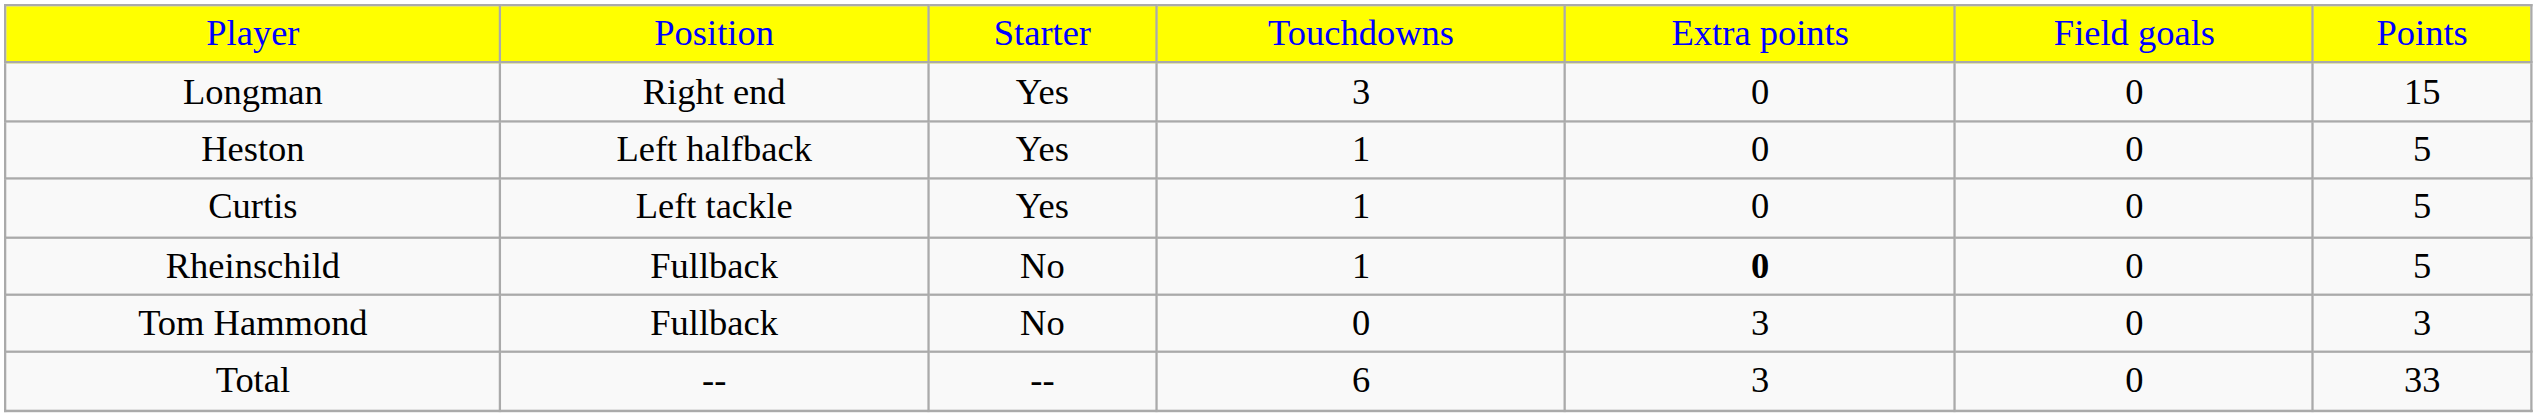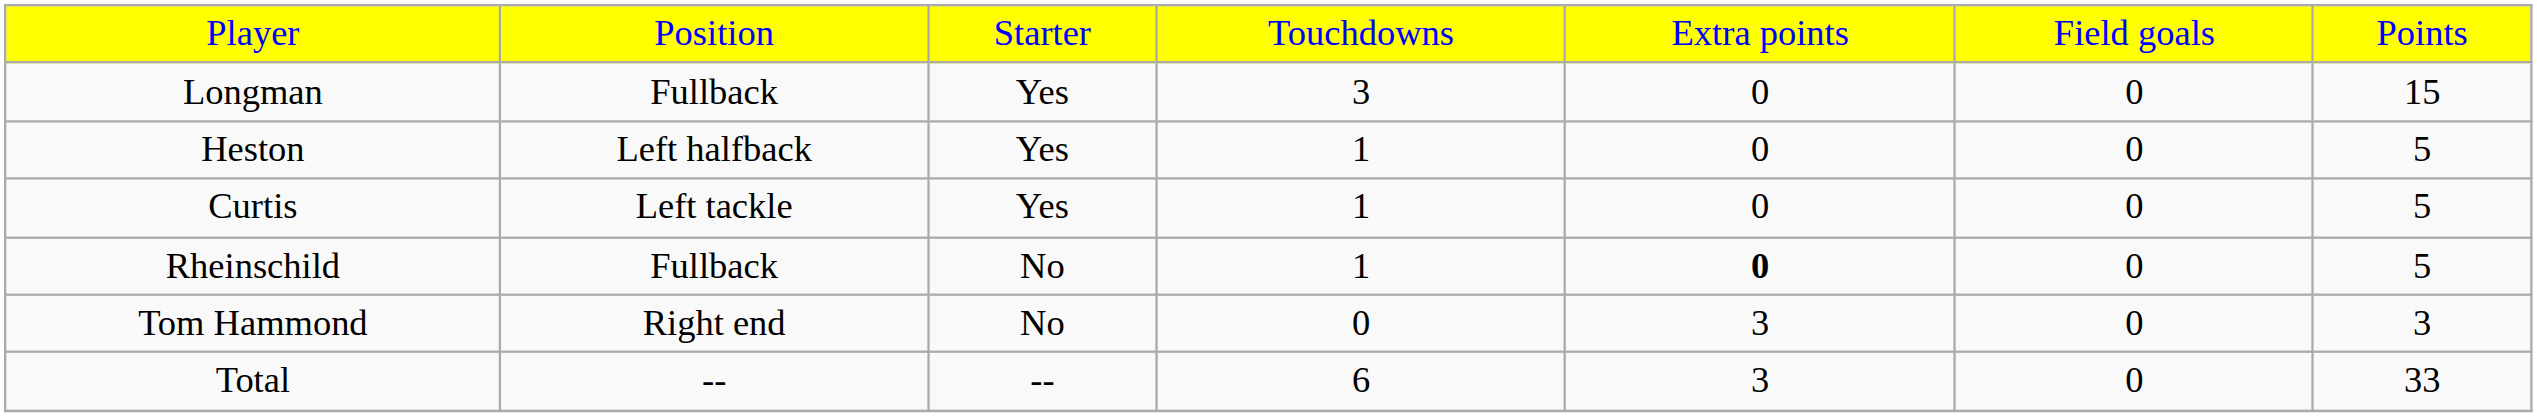(714, 91) Right end -> (714, 91) Fullback
(714, 322) Fullback -> (714, 322) Right end
